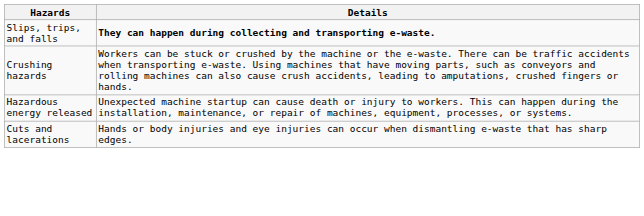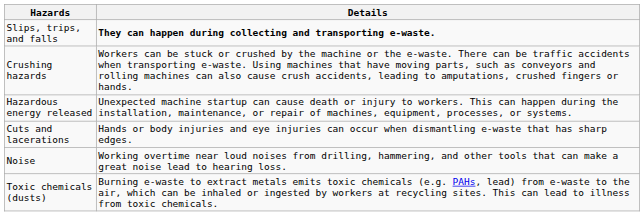+ row: (21, 161)
+ row: (49, 192)
